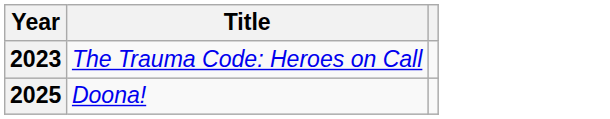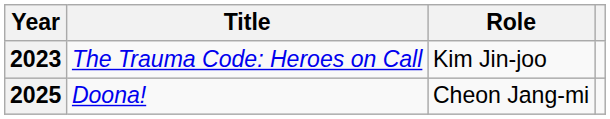+ column: (511, 22)
